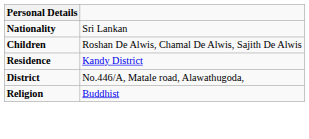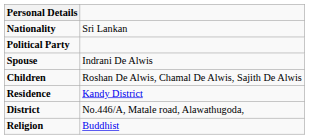+ row: (38, 45)
+ row: (22, 61)
